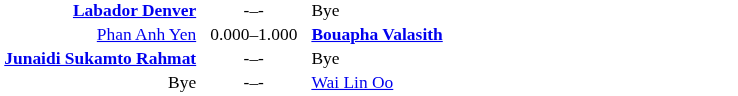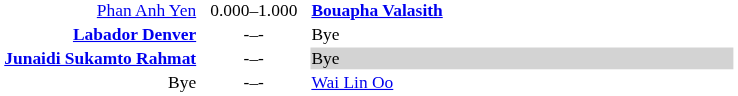rows swapped: (135, 10) <-> (146, 34)
(325, 58) no background -> (325, 58) lightgrey background
